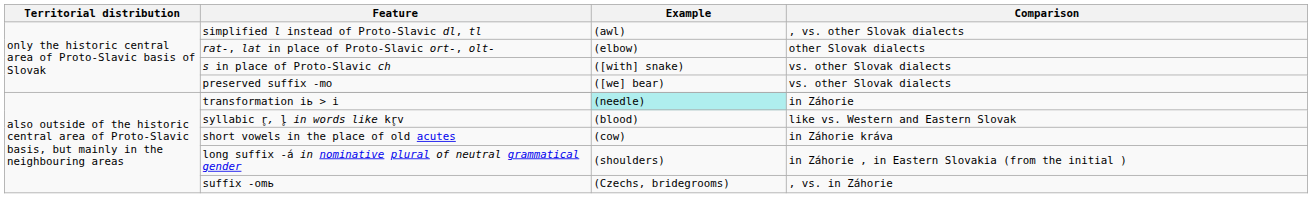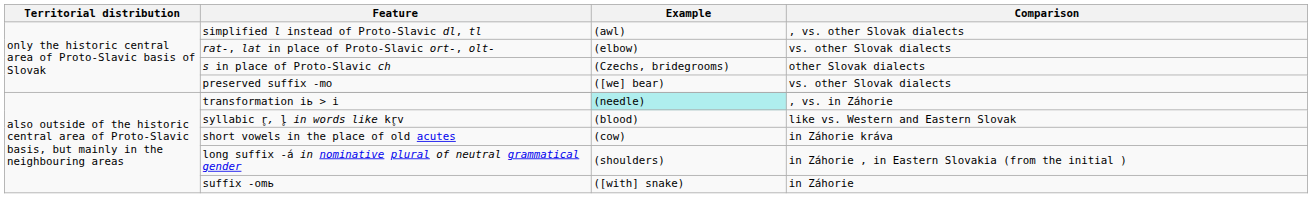(857, 48) other Slovak dialects -> (870, 48) vs. other Slovak dialects
(639, 66) ([with] snake) -> (662, 66) (Czechs, bridegrooms)
(870, 66) vs. other Slovak dialects -> (857, 66) other Slovak dialects
(821, 101) in Záhorie -> (841, 101) , vs. in Záhorie
(662, 184) (Czechs, bridegrooms) -> (639, 184) ([with] snake)
(841, 184) , vs. in Záhorie -> (821, 184) in Záhorie
